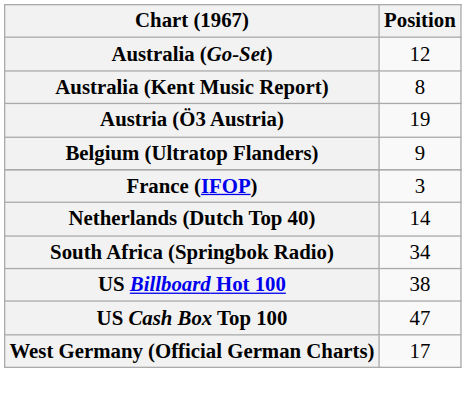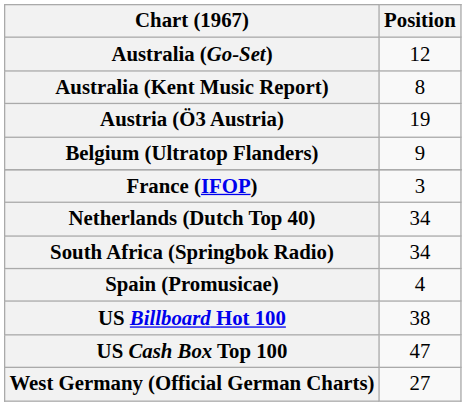(420, 218) 14 -> (420, 218) 34
+ row: (192, 284)
(420, 350) 17 -> (420, 383) 27
